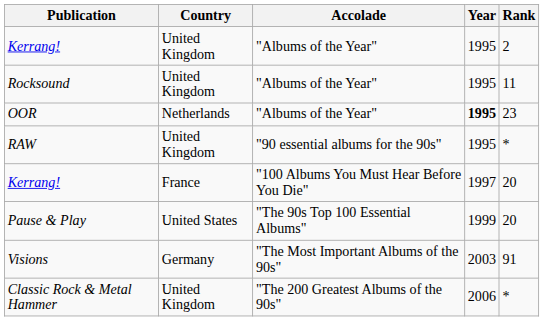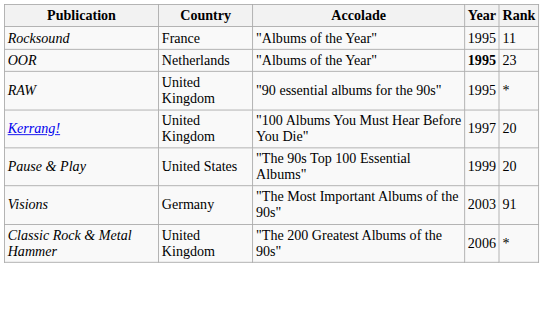- row: (34, 45)
(188, 84) United Kingdom -> (181, 37) France
(181, 182) France -> (188, 128) United Kingdom
